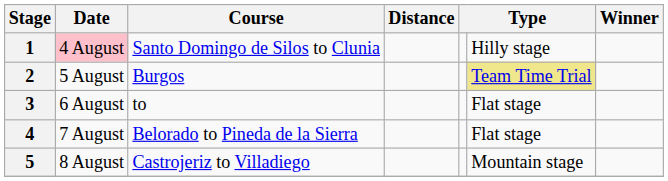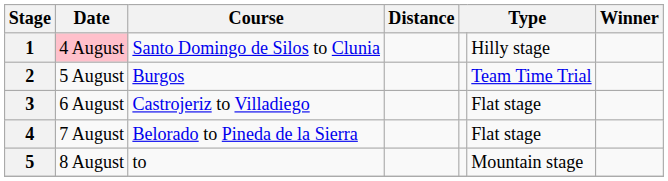(531, 76) khaki background -> (531, 76) no background
(139, 104) to -> (221, 104) Castrojeriz to Villadiego
(221, 162) Castrojeriz to Villadiego -> (139, 162) to
